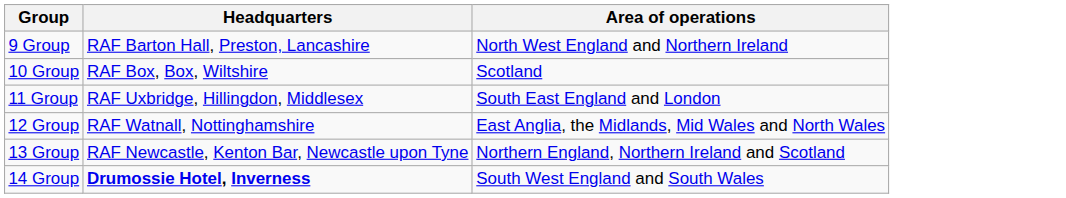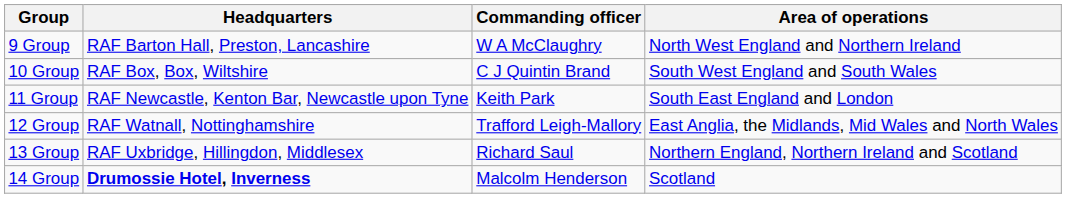+ column: (559, 17)
(509, 71) Scotland -> (793, 71) South West England and South Wales
(225, 98) RAF Uxbridge, Hillingdon, Middlesex -> (278, 98) RAF Newcastle, Kenton Bar, Newcastle upon Tyne
(278, 152) RAF Newcastle, Kenton Bar, Newcastle upon Tyne -> (225, 152) RAF Uxbridge, Hillingdon, Middlesex
(620, 179) South West England and South Wales -> (682, 179) Scotland
